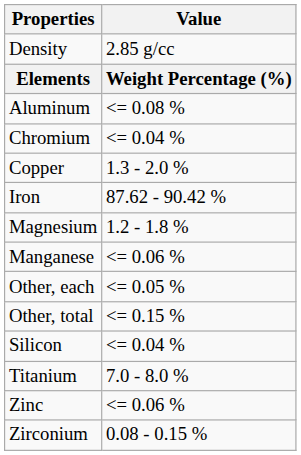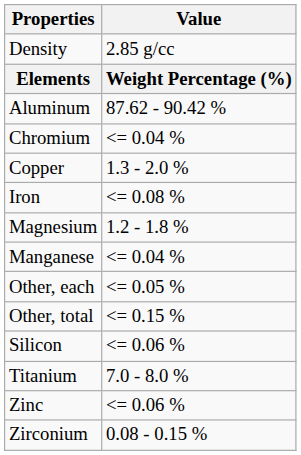(145, 108) <= 0.08 % -> (166, 108) 87.62 - 90.42 %
(166, 197) 87.62 - 90.42 % -> (145, 197) <= 0.08 %
(145, 256) <= 0.06 % -> (145, 256) <= 0.04 %
(145, 345) <= 0.04 % -> (145, 345) <= 0.06 %
